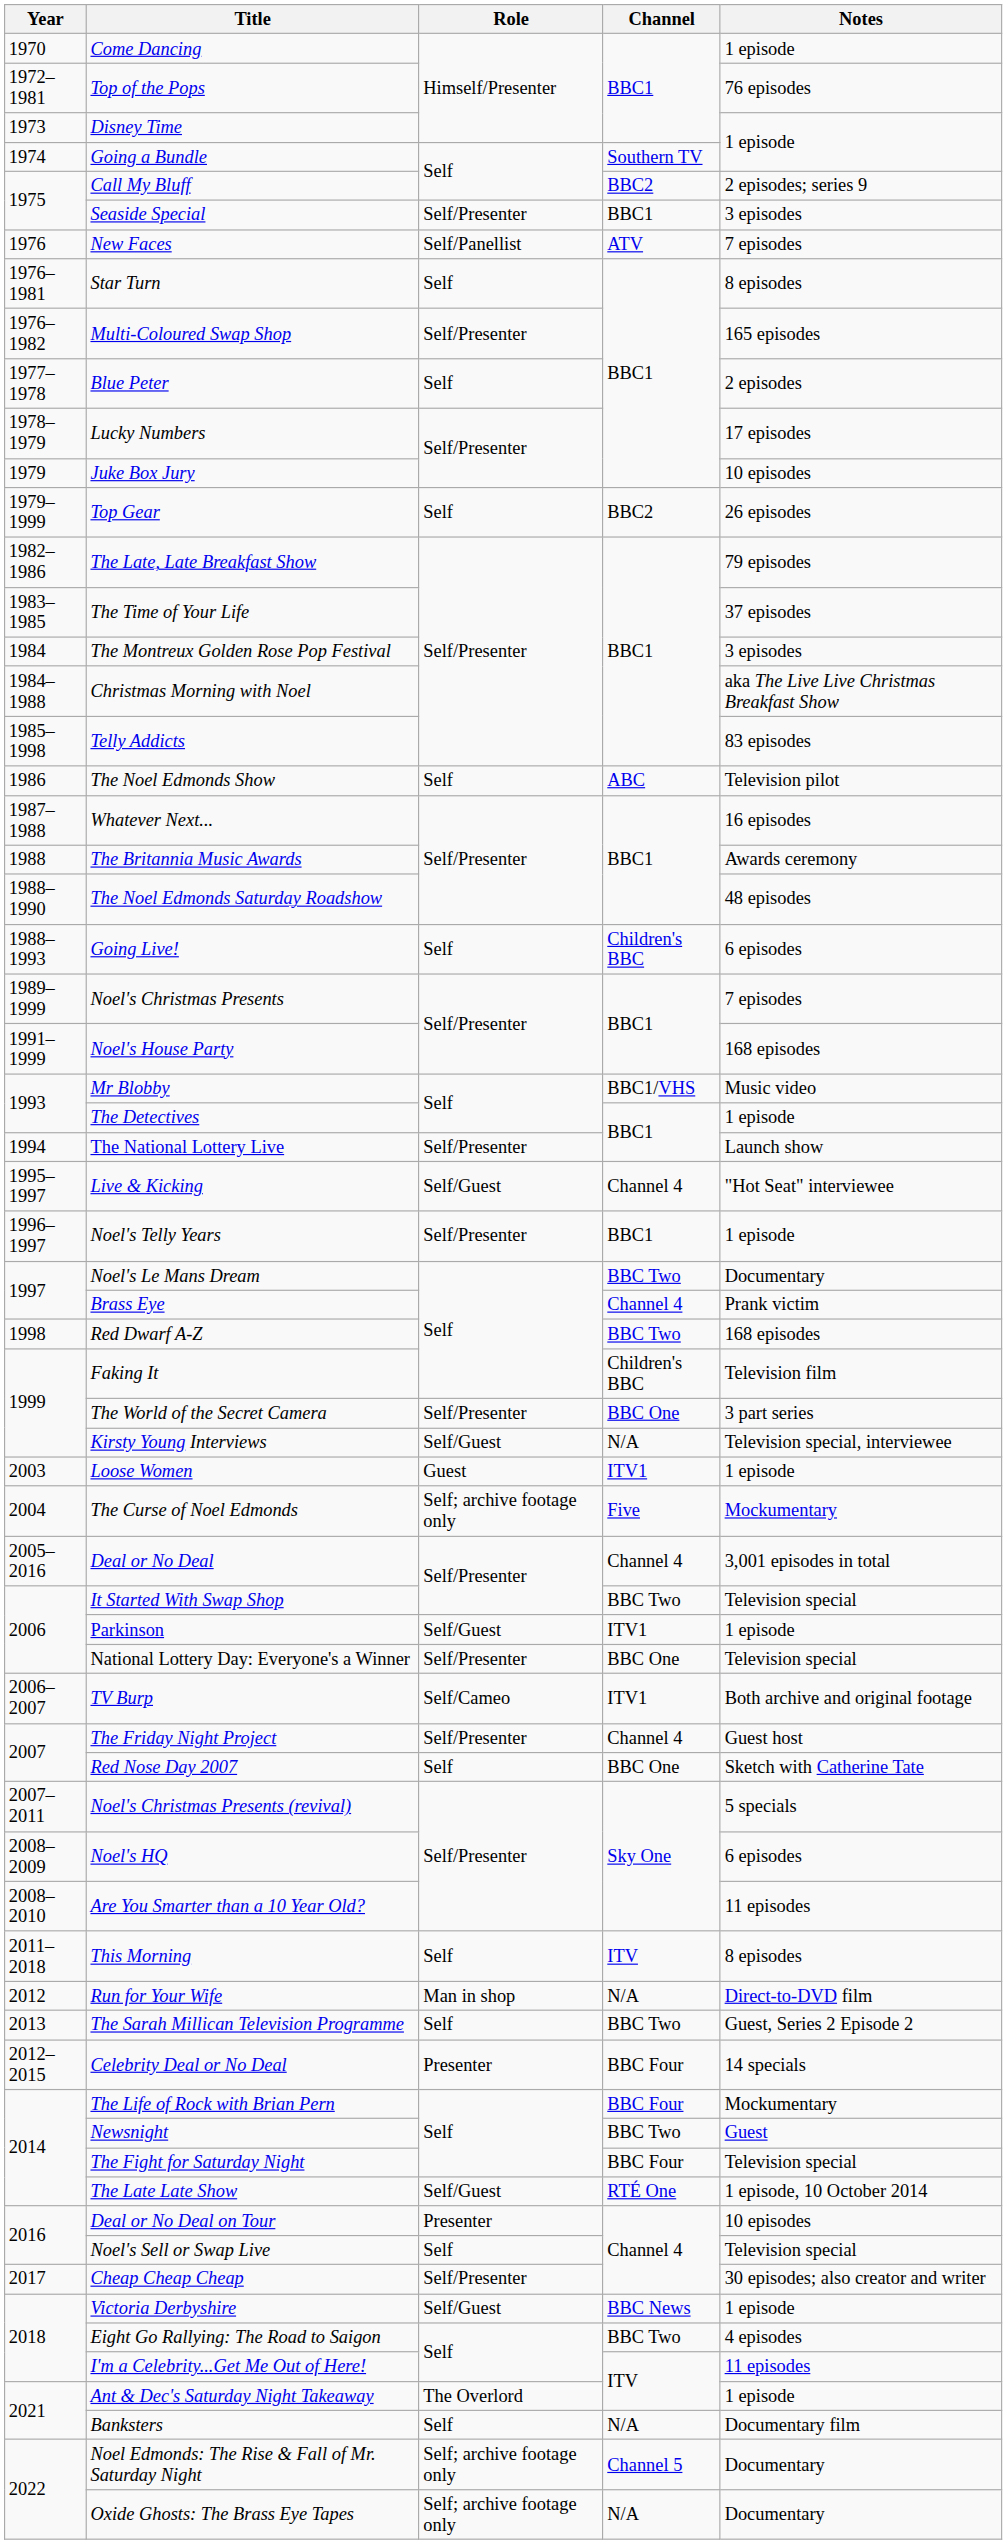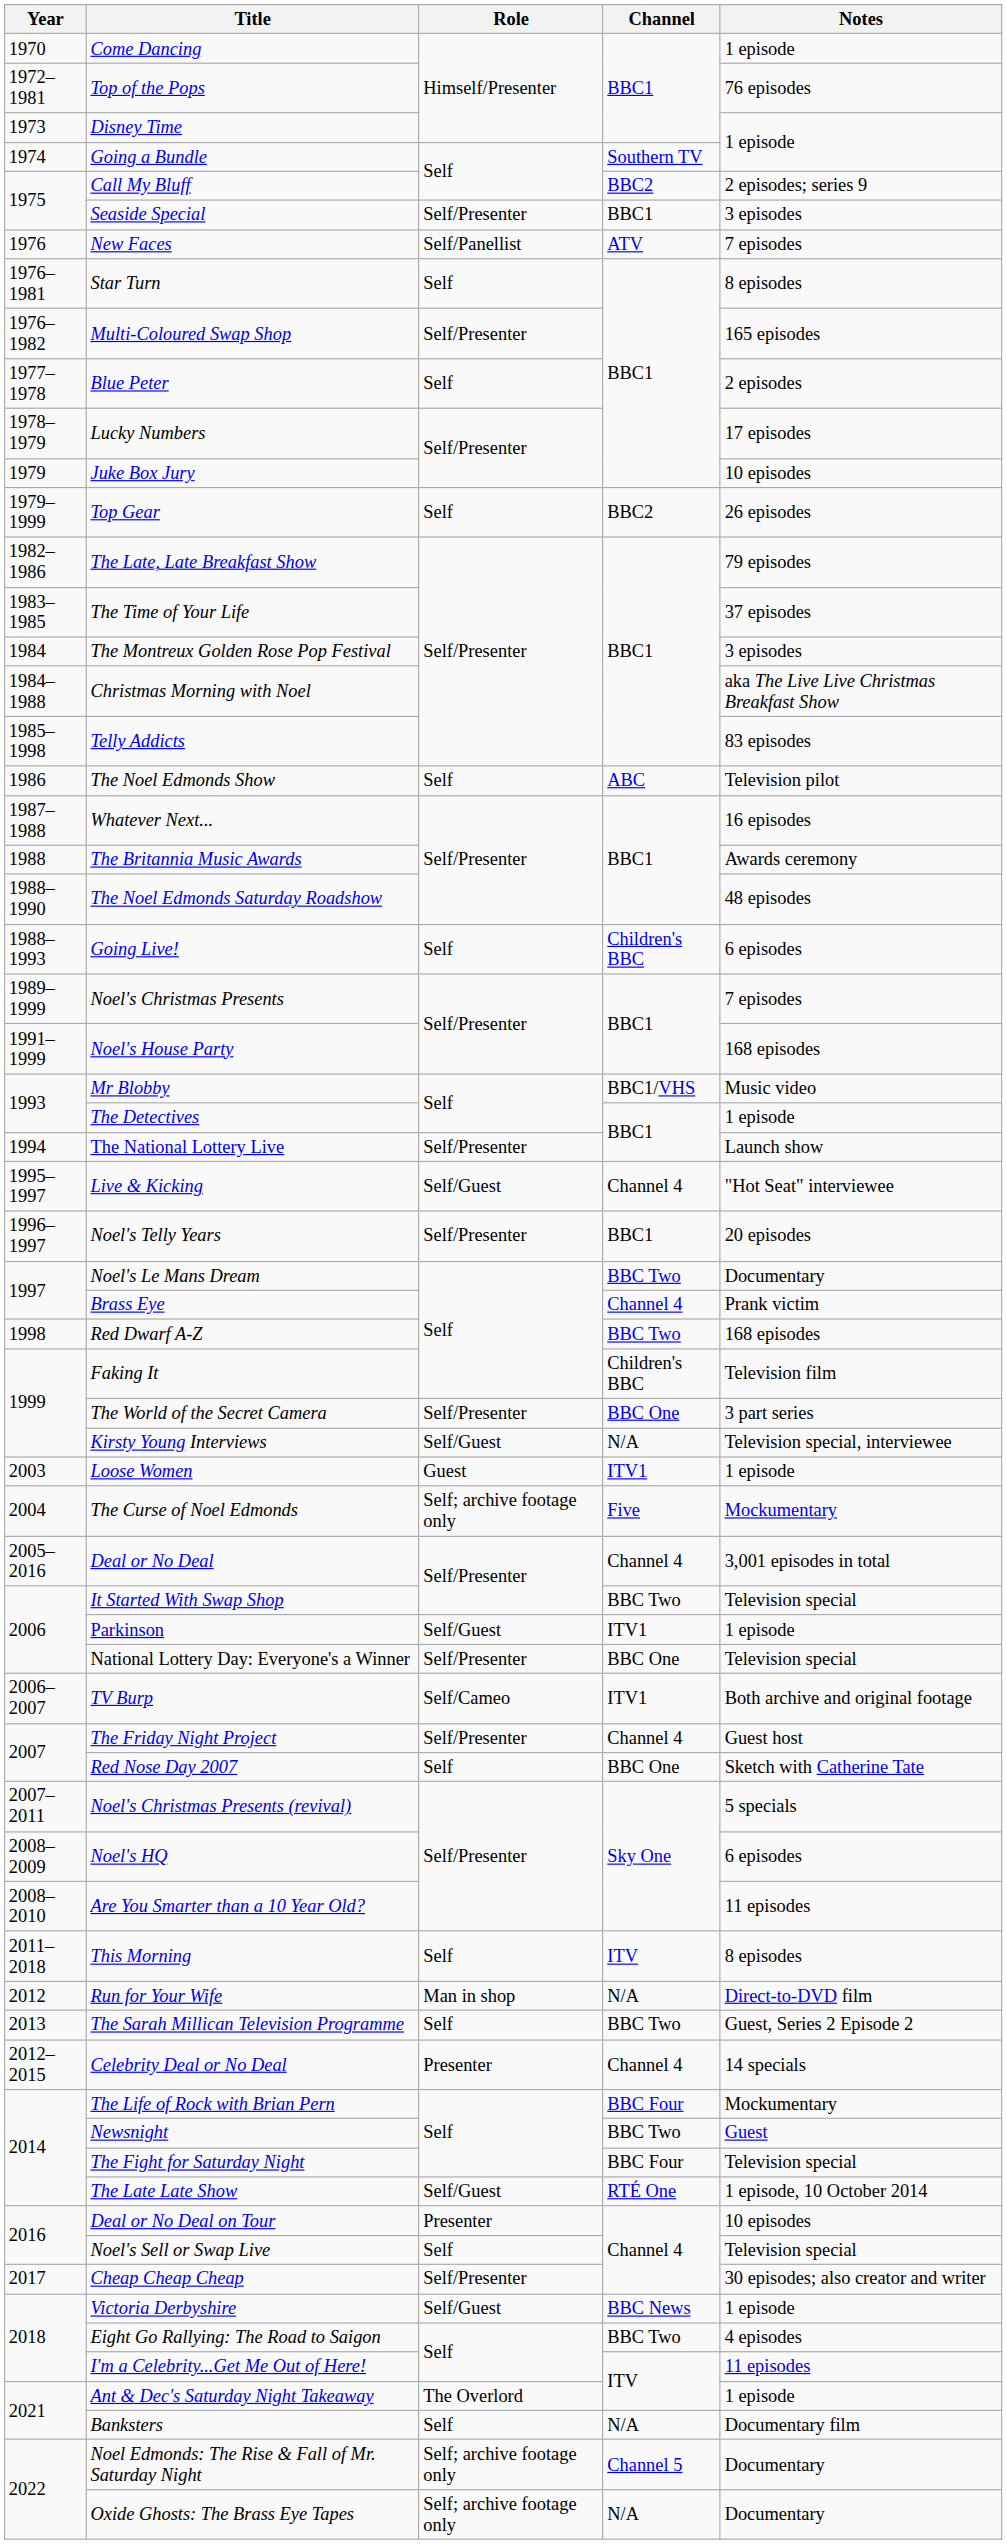(760, 1236) 1 episode -> (768, 1236) 20 episodes
(645, 2064) BBC Four -> (645, 2064) Channel 4
